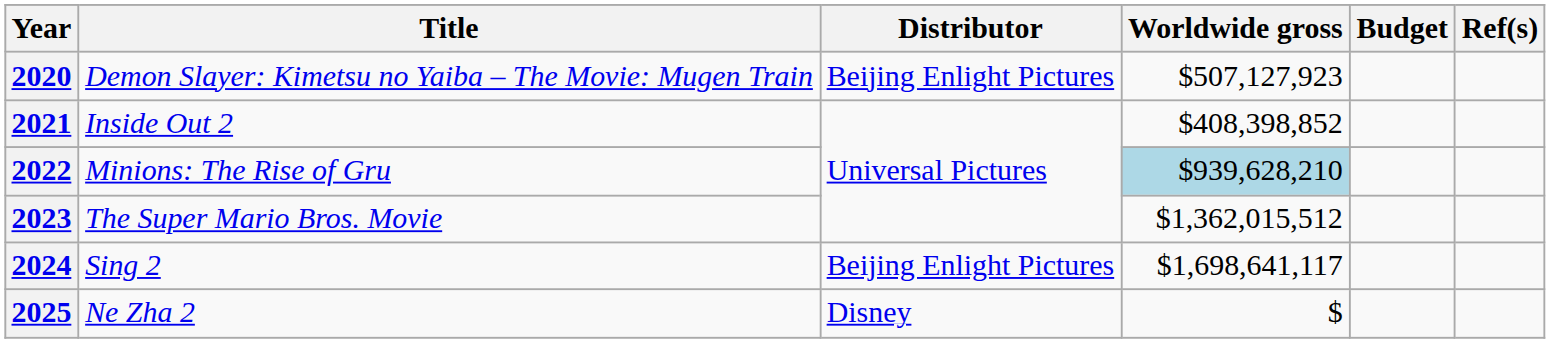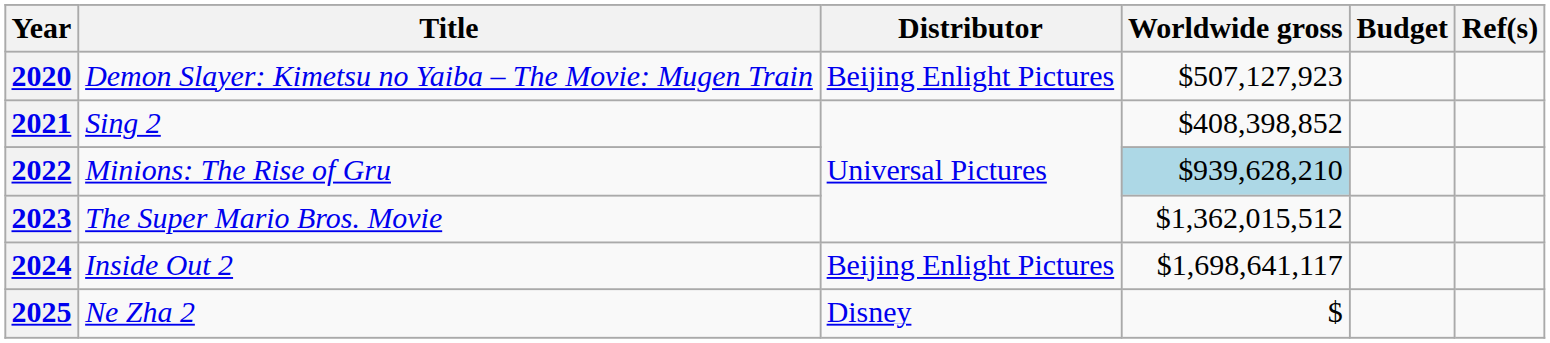(159, 123) Inside Out 2 -> (123, 123) Sing 2
(123, 265) Sing 2 -> (159, 265) Inside Out 2
